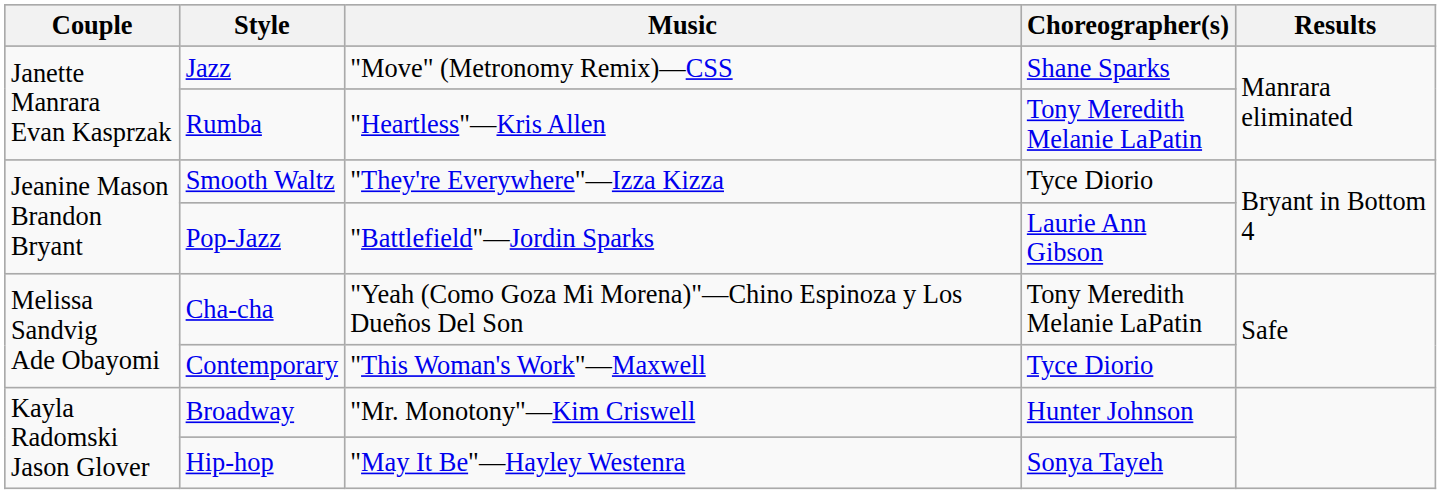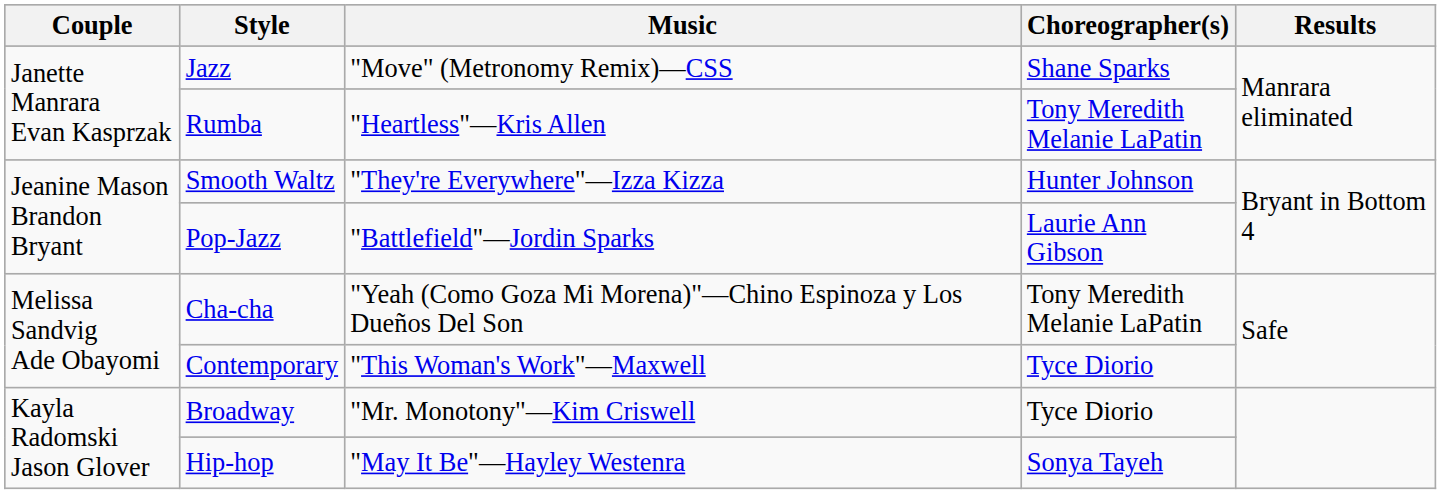(1090, 180) Tyce Diorio -> (1110, 180) Hunter Johnson
(1110, 411) Hunter Johnson -> (1090, 411) Tyce Diorio
